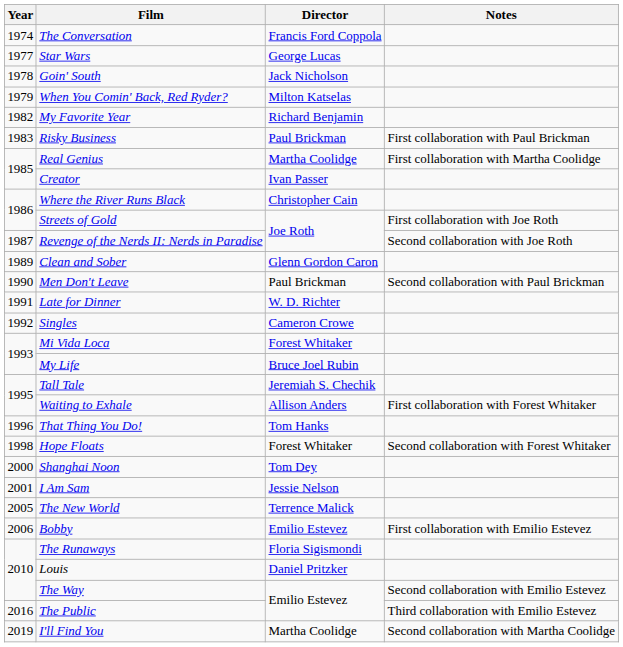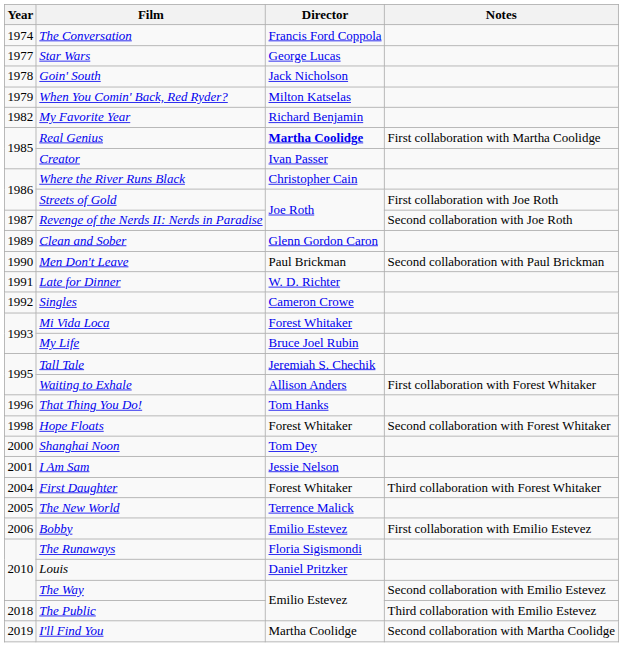- row: (78, 138)
(313, 158) normal -> (316, 138) bold
+ row: (78, 487)
(20, 610) 2016 -> (20, 610) 2018
